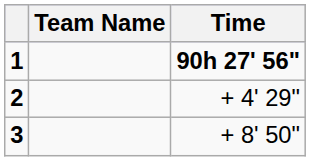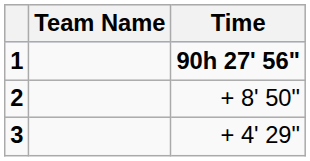(260, 98) + 4' 29" -> (260, 98) + 8' 50"
(260, 135) + 8' 50" -> (260, 135) + 4' 29"
